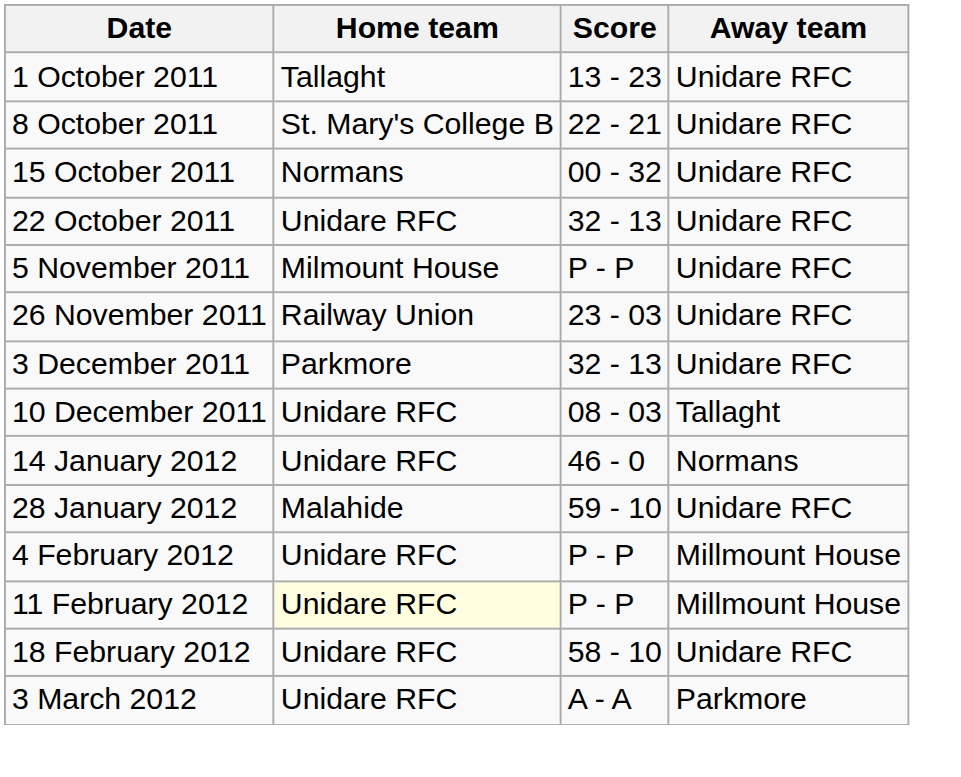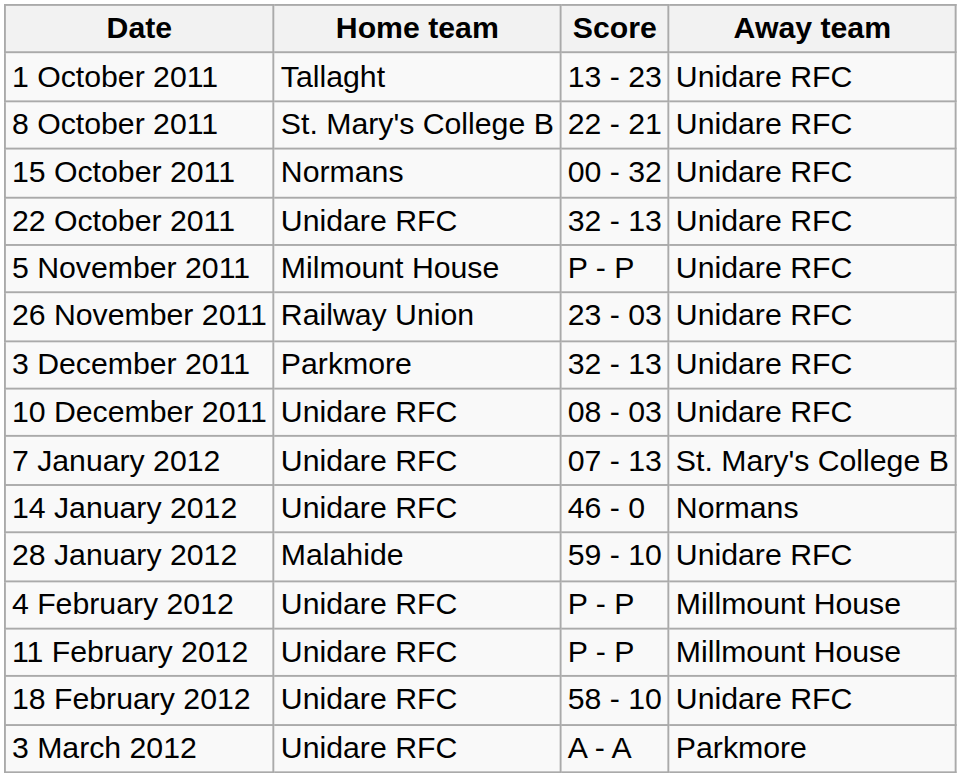(728, 412) Tallaght -> (764, 412) Unidare RFC
+ row: (116, 460)
(369, 603) lightyellow background -> (369, 651) no background
